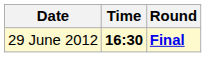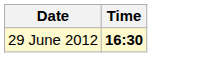- column: (173, 16)
